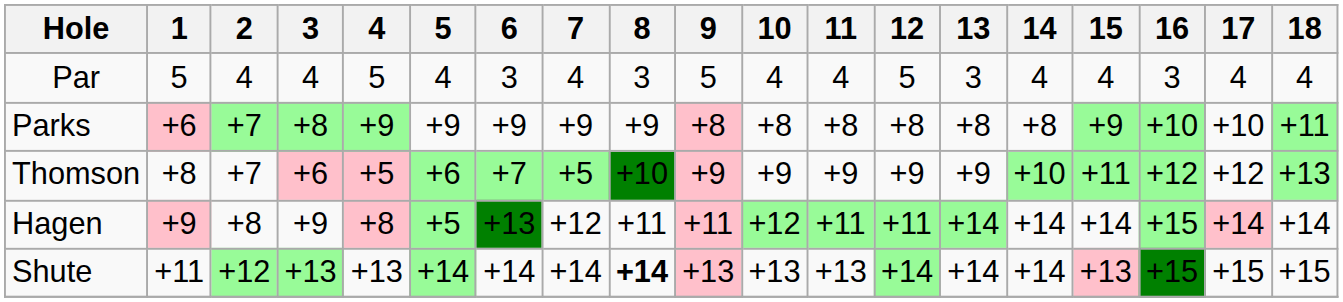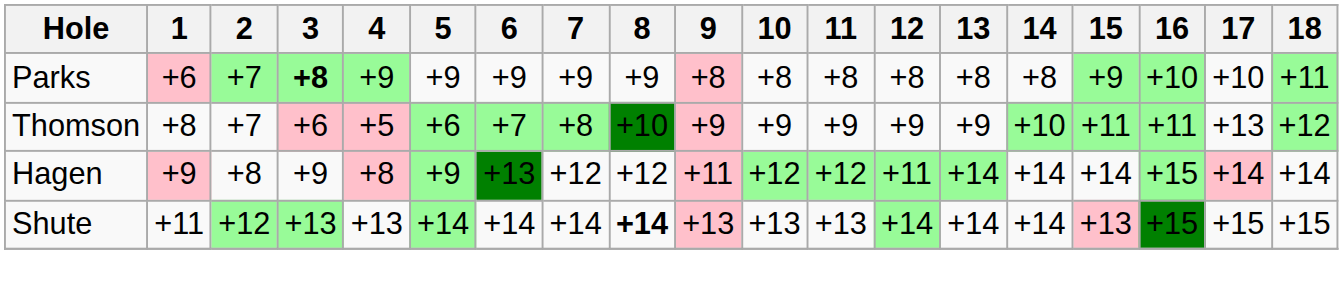- row: (76, 77)
(311, 126) normal -> (311, 77) bold
(576, 175) +5 -> (576, 126) +8
(1172, 175) +12 -> (1172, 126) +11
(1238, 175) +12 -> (1238, 126) +13
(1305, 175) +13 -> (1305, 126) +12
(443, 223) +5 -> (443, 175) +9
(642, 223) +11 -> (642, 175) +12
(841, 223) +11 -> (841, 175) +12
